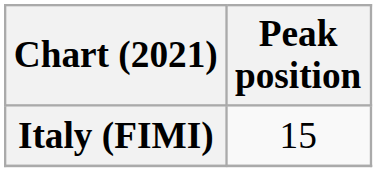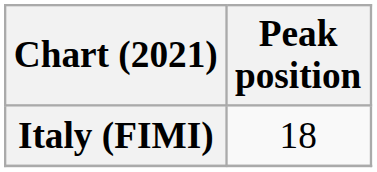(298, 135) 15 -> (298, 135) 18
